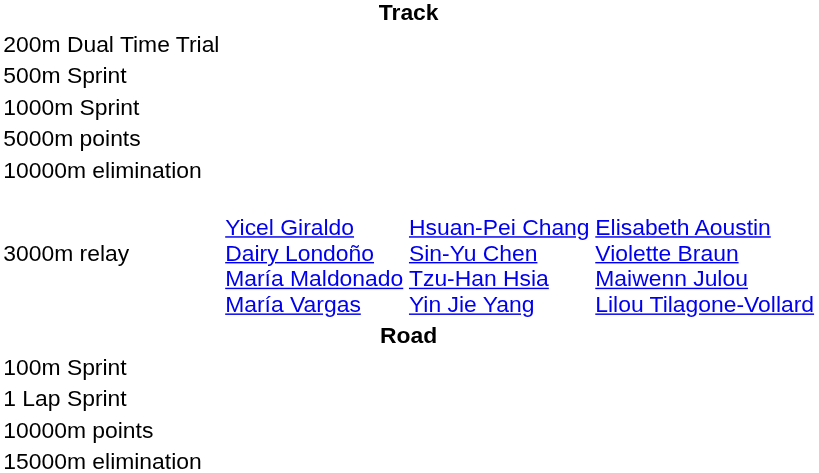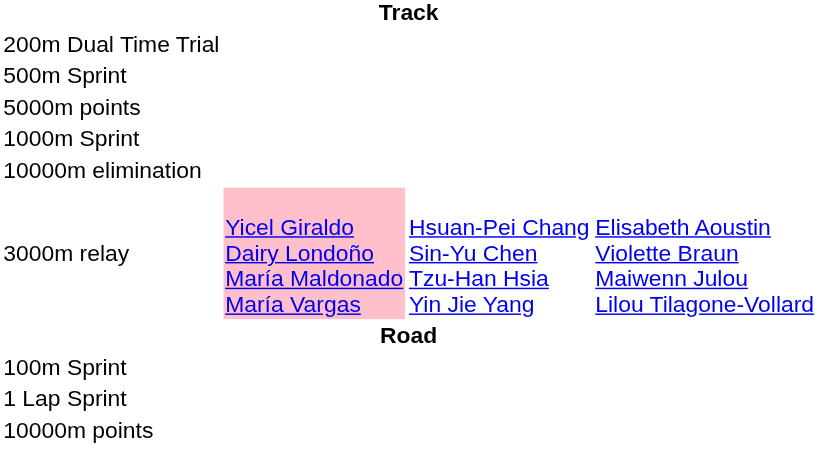rows swapped: (71, 107) <-> (72, 138)
(314, 266) no background -> (314, 266) pink background
- row: (102, 461)
